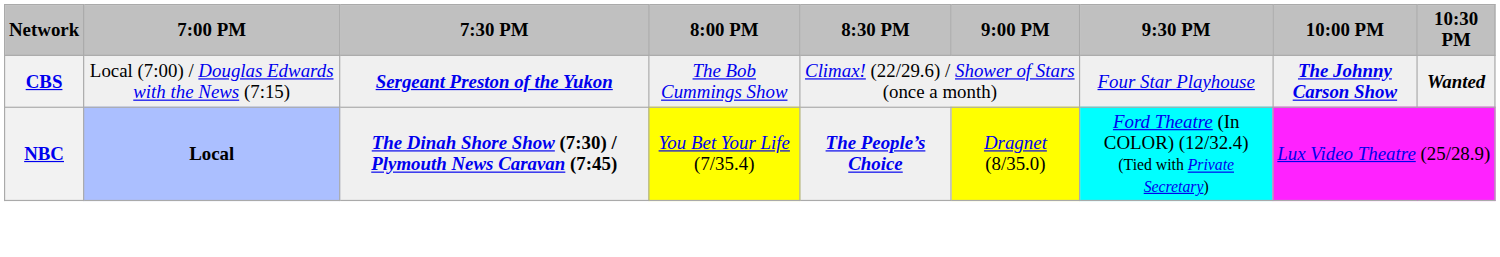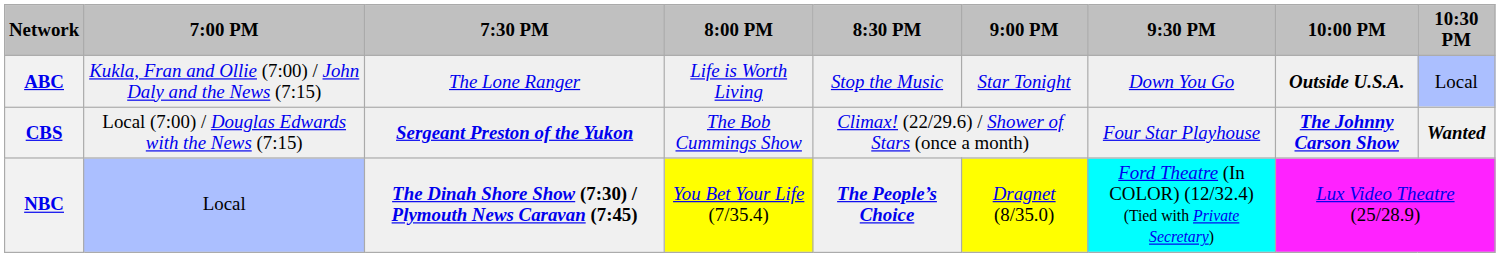+ row: (44, 81)
(212, 153) bold -> (224, 204) normal
